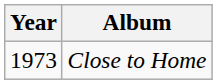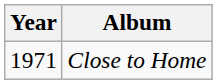(33, 60) 1973 -> (33, 60) 1971
